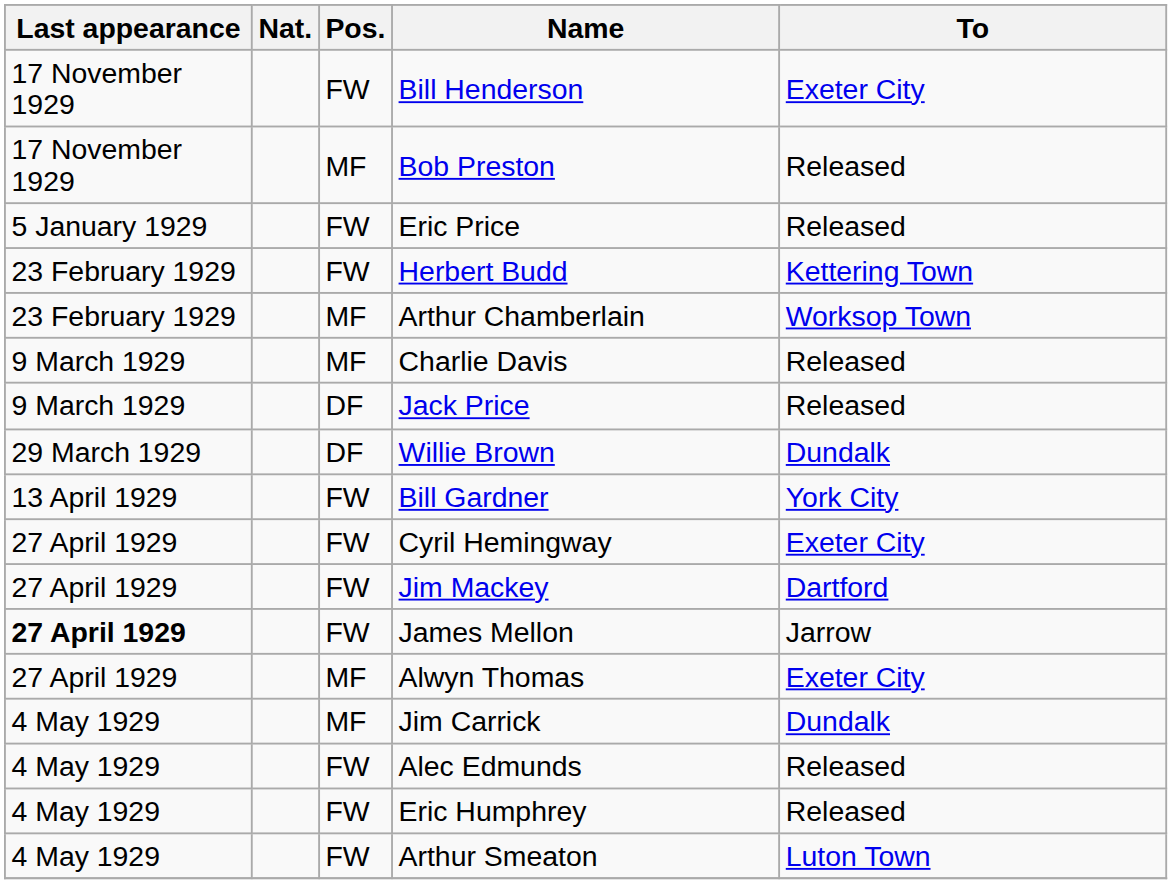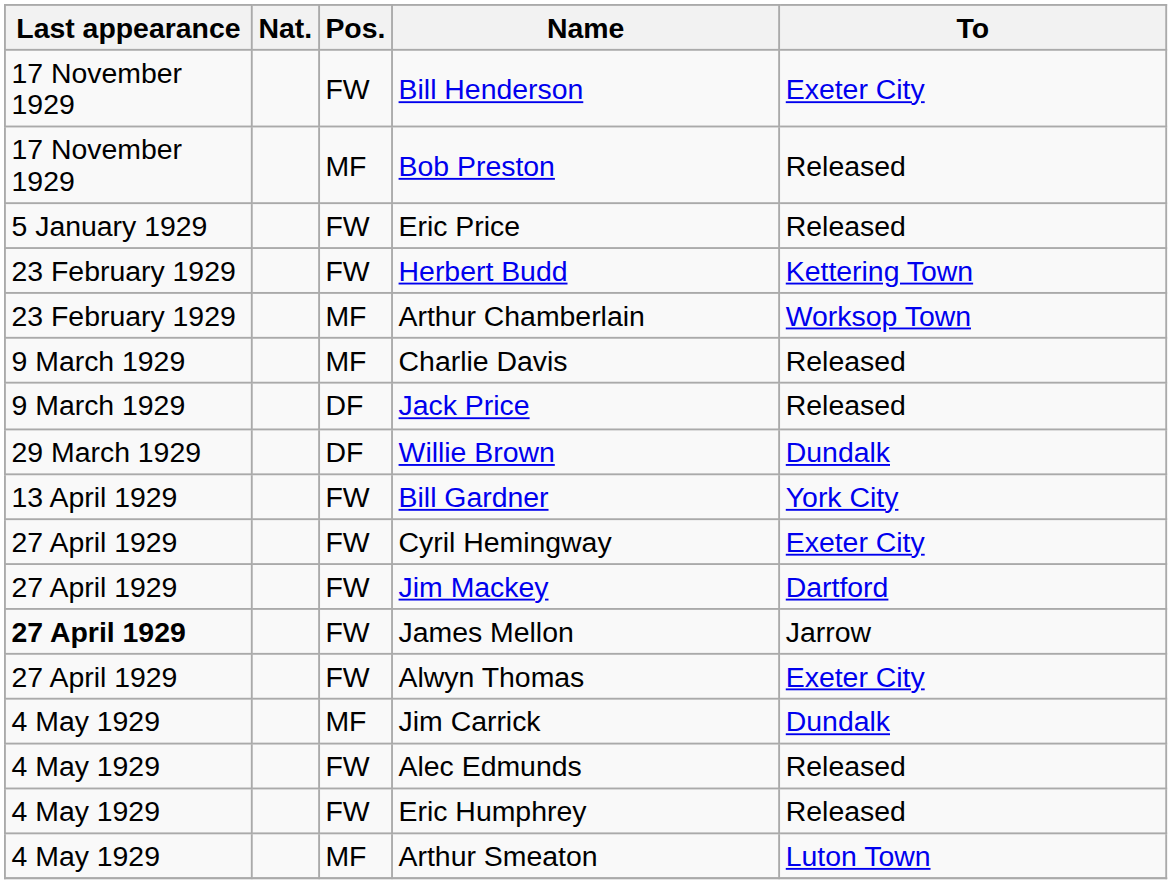(346, 676) MF -> (347, 676) FW
(347, 856) FW -> (346, 856) MF
